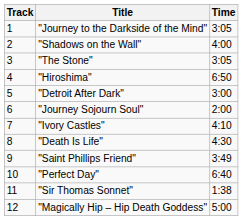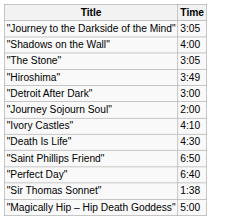- column: (20, 12)
(222, 77) 6:50 -> (190, 77) 3:49
(222, 158) 3:49 -> (190, 158) 6:50
